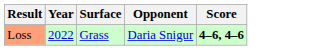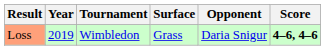+ column: (114, 14)
(61, 34) 2022 -> (61, 34) 2019
